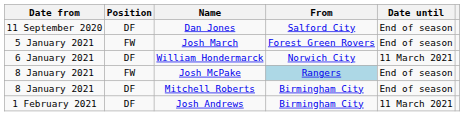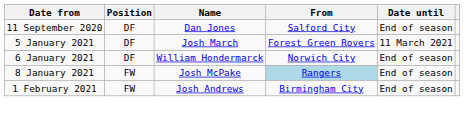(129, 42) FW -> (129, 42) DF
(416, 42) End of season -> (416, 42) 11 March 2021
(416, 58) 11 March 2021 -> (416, 58) End of season
- row: (210, 88)
(129, 104) DF -> (129, 88) FW
(416, 104) 11 March 2021 -> (416, 88) End of season
